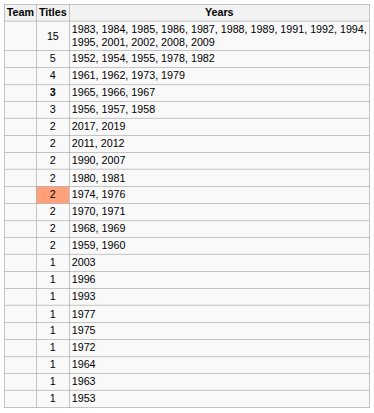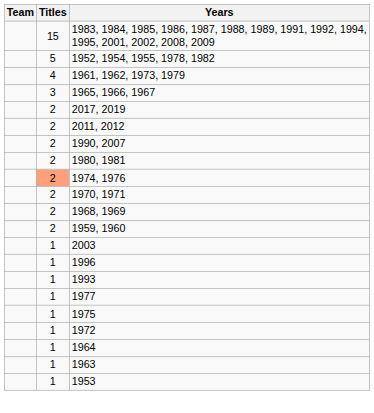(53, 93) bold -> (53, 93) normal
- row: (113, 110)
